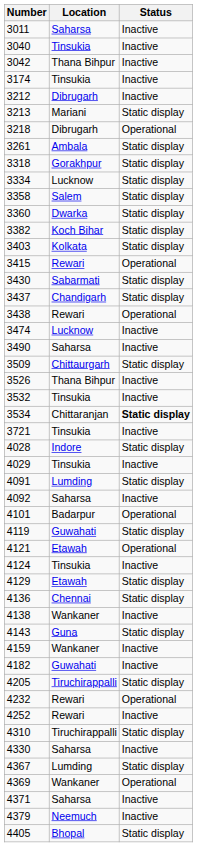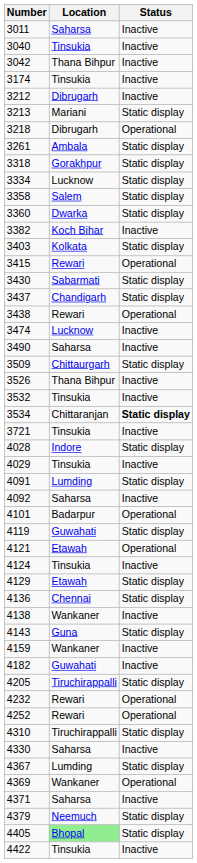(153, 230) Static display -> (140, 230) Inactive
(140, 716) Inactive -> (149, 716) Operational
(140, 816) Inactive -> (153, 816) Static display
(68, 833) no background -> (68, 833) lightgreen background
+ row: (19, 850)
